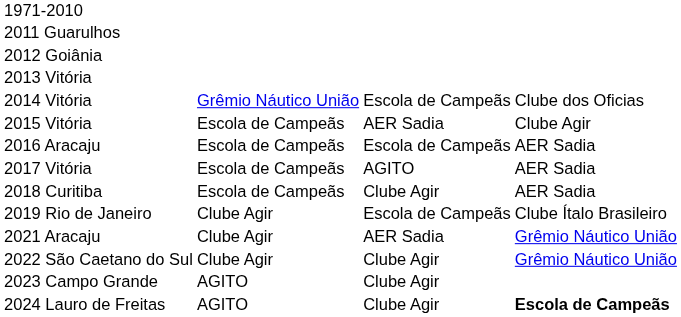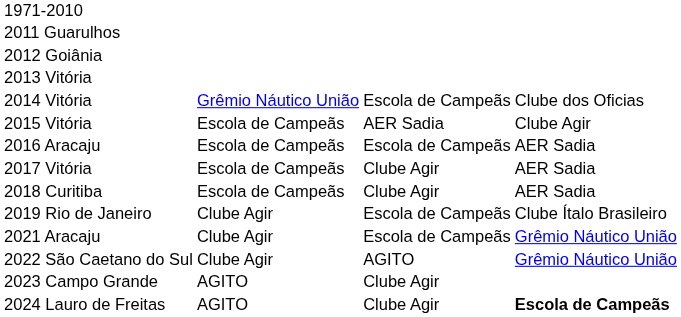(389, 168) AGITO -> (401, 168) Clube Agir
(404, 236) AER Sadia -> (437, 236) Escola de Campeãs
(401, 259) Clube Agir -> (389, 259) AGITO
